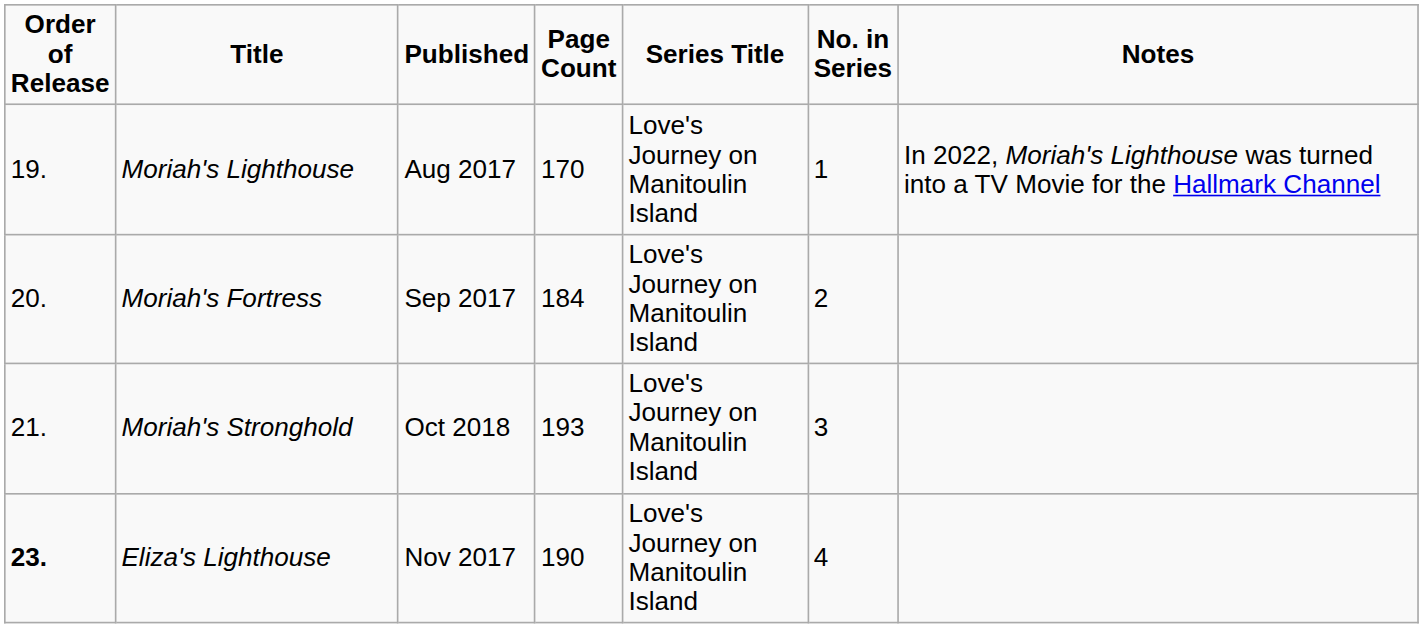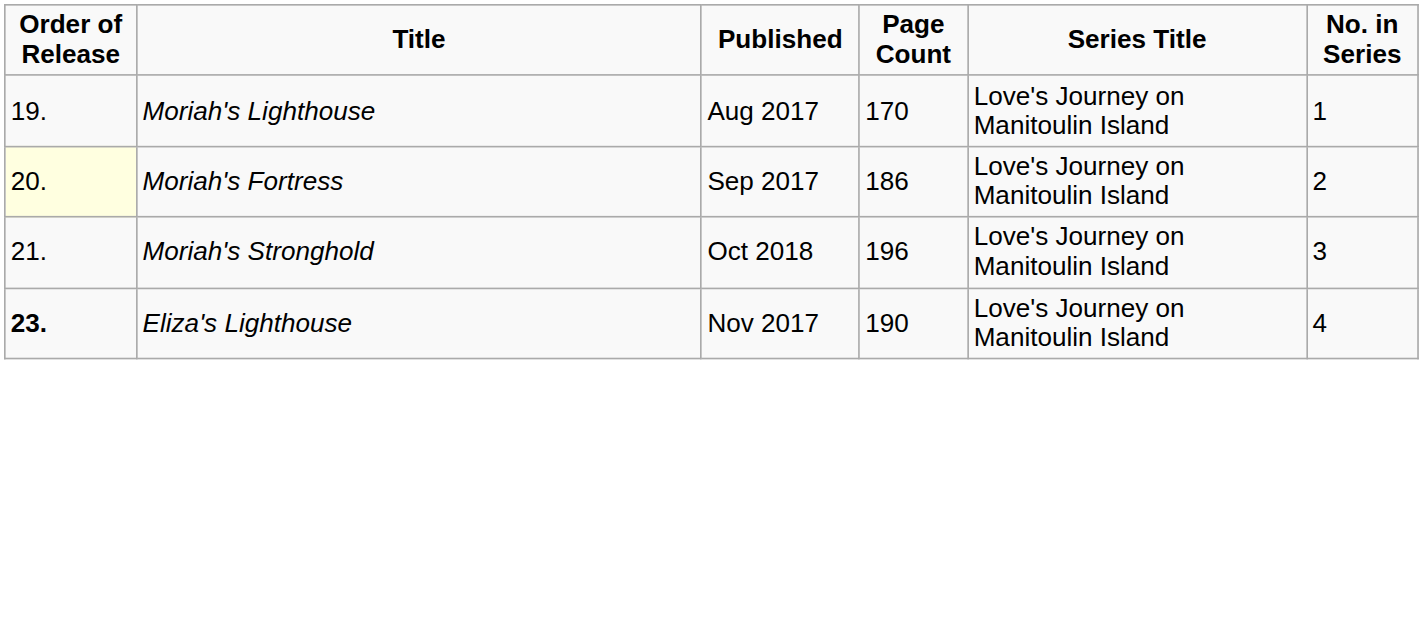- column: (1158, 54)
(29, 298) no background -> (29, 181) lightyellow background
(563, 298) 184 -> (887, 181) 186
(563, 427) 193 -> (887, 251) 196
